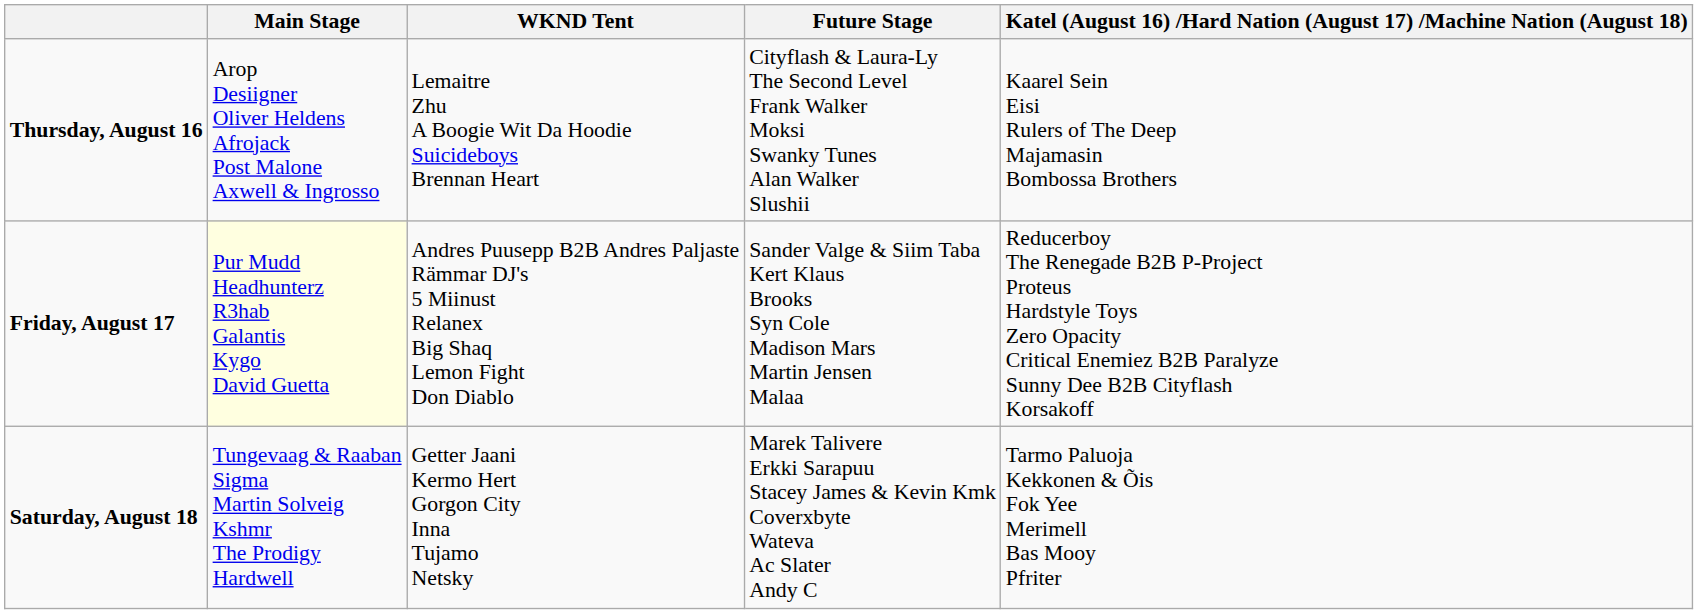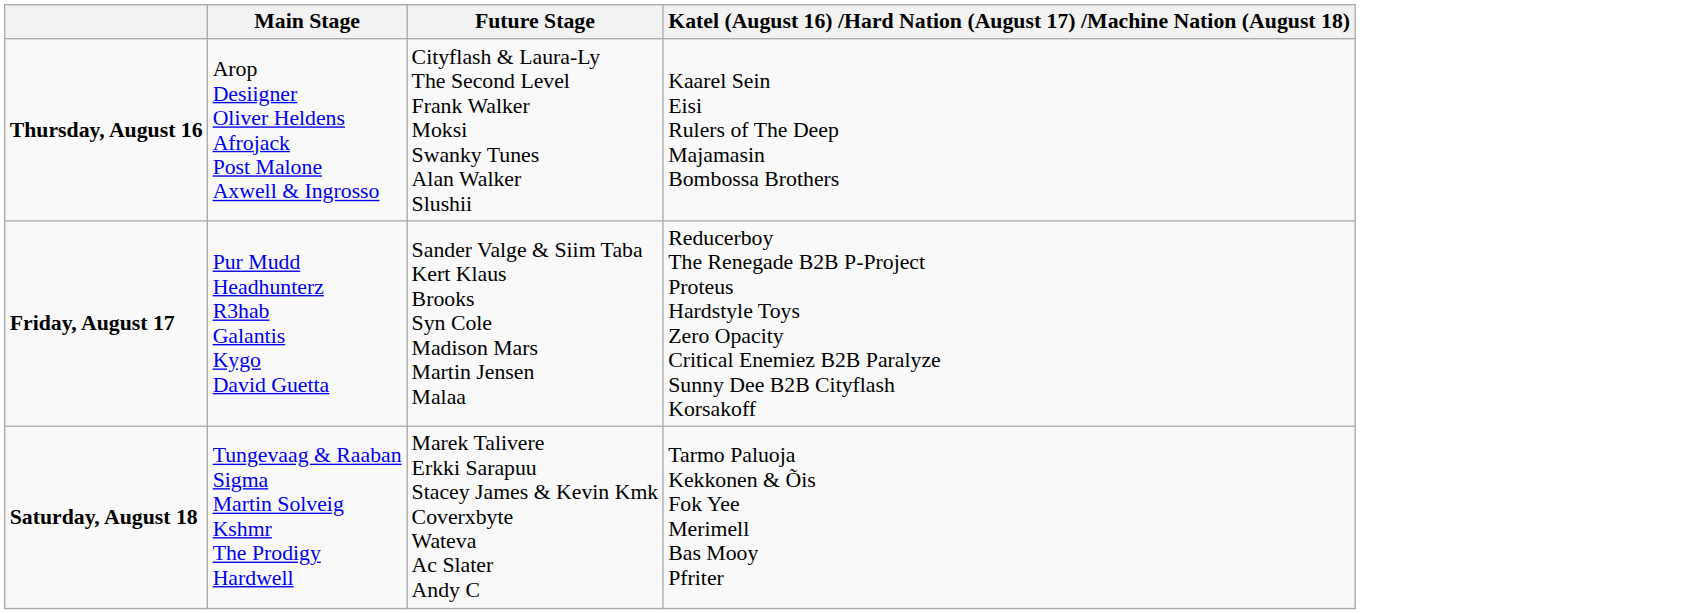- column: (575, 21)
(271, 323) lightyellow background -> (271, 323) no background
